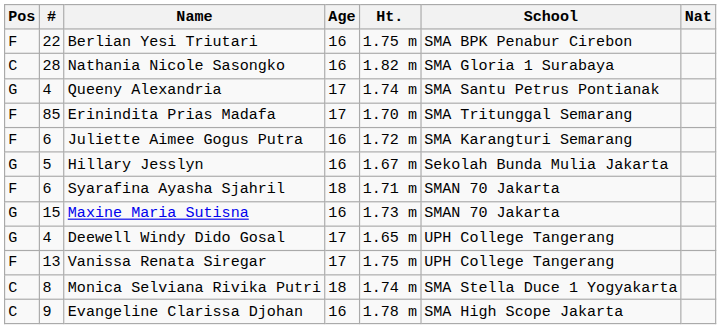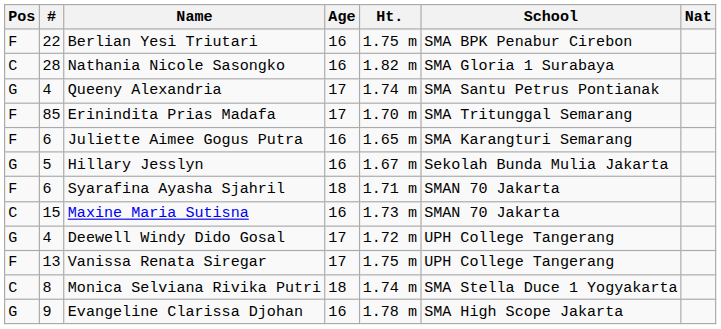(390, 140) 1.72 m -> (390, 140) 1.65 m
(13, 213) G -> (13, 213) C
(390, 238) 1.65 m -> (390, 238) 1.72 m
(13, 312) C -> (13, 312) G
